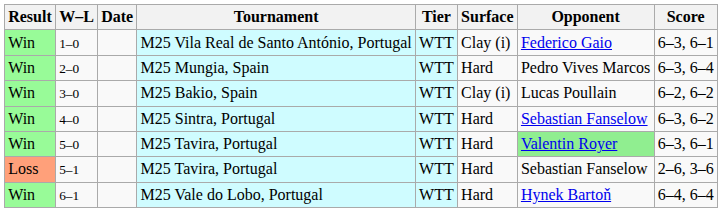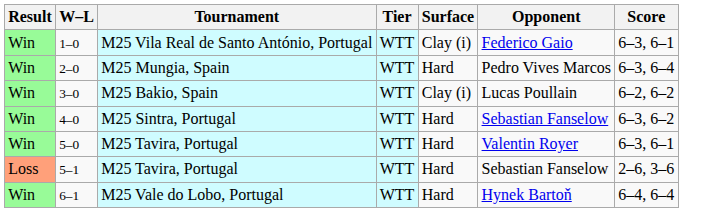- column: (117, 17)
(569, 144) lightgreen background -> (530, 144) no background
